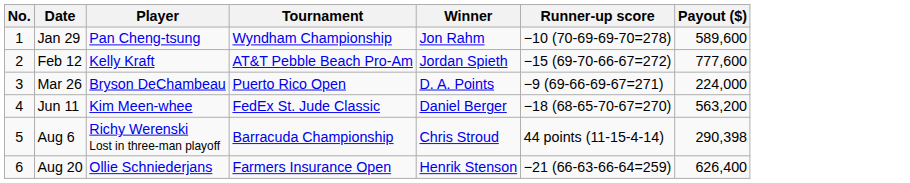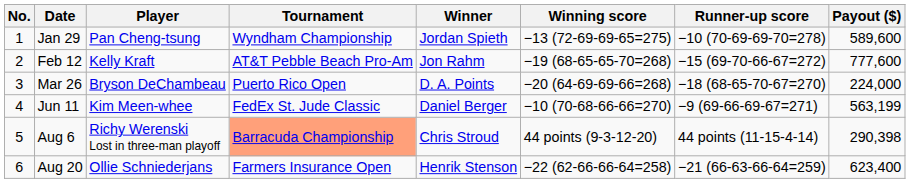+ column: (598, 16)
(452, 39) Jon Rahm -> (464, 39) Jordan Spieth
(464, 61) Jordan Spieth -> (452, 61) Jon Rahm
(594, 84) −9 (69-66-69-67=271) -> (752, 84) −18 (68-65-70-67=270)
(598, 106) −18 (68-65-70-67=270) -> (748, 106) −9 (69-66-69-67=271)
(721, 106) 563,200 -> (875, 106) 563,199
(313, 137) no background -> (313, 137) lightsalmon background
(721, 168) 626,400 -> (875, 168) 623,400
